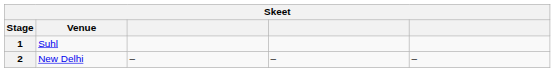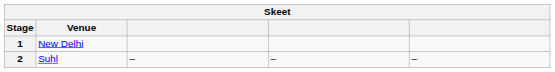(48, 43) Suhl -> (61, 43) New Delhi
(61, 59) New Delhi -> (48, 59) Suhl
